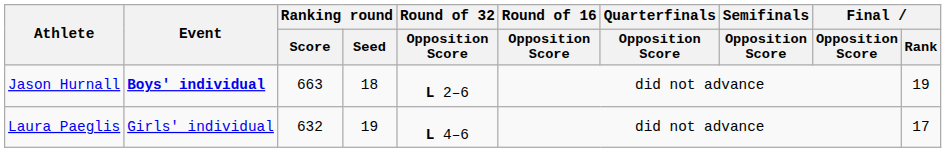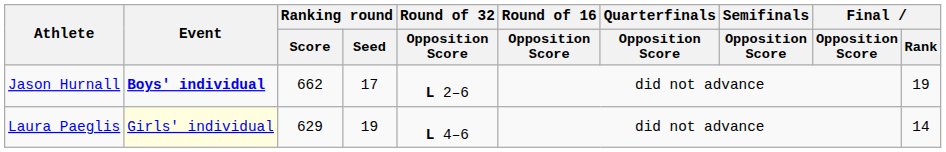(310, 85) 663 -> (310, 85) 662
(369, 85) 18 -> (369, 85) 17
(201, 127) no background -> (201, 127) lightyellow background
(310, 127) 632 -> (310, 127) 629
(921, 127) 17 -> (921, 127) 14
